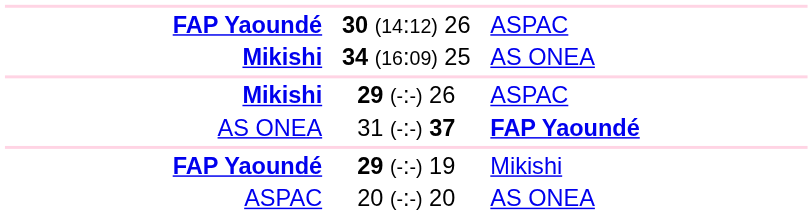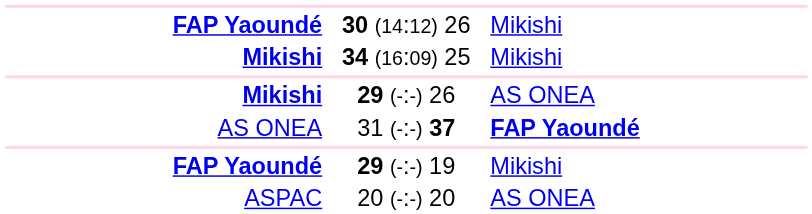(529, 25) ASPAC -> (526, 25) Mikishi
(543, 57) AS ONEA -> (526, 57) Mikishi
(529, 95) ASPAC -> (543, 95) AS ONEA
